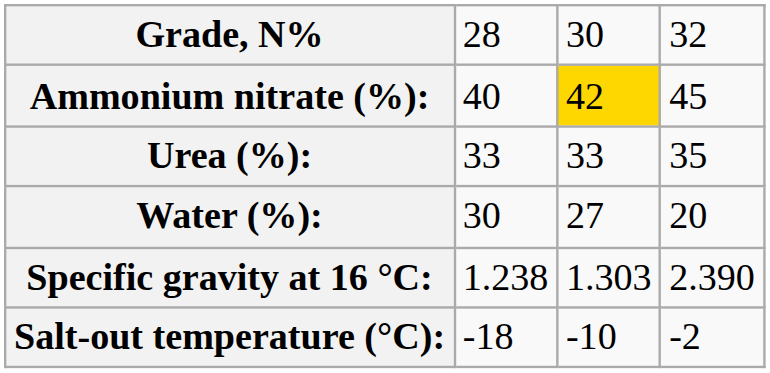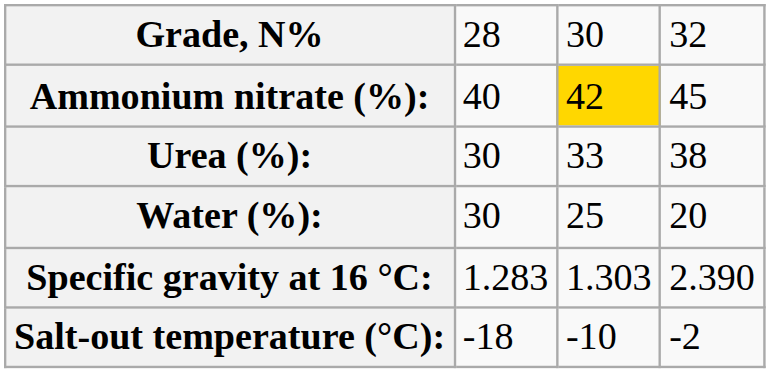(482, 155) 33 -> (482, 155) 30
(688, 155) 35 -> (688, 155) 38
(585, 215) 27 -> (585, 215) 25
(506, 276) 1.238 -> (506, 276) 1.283
